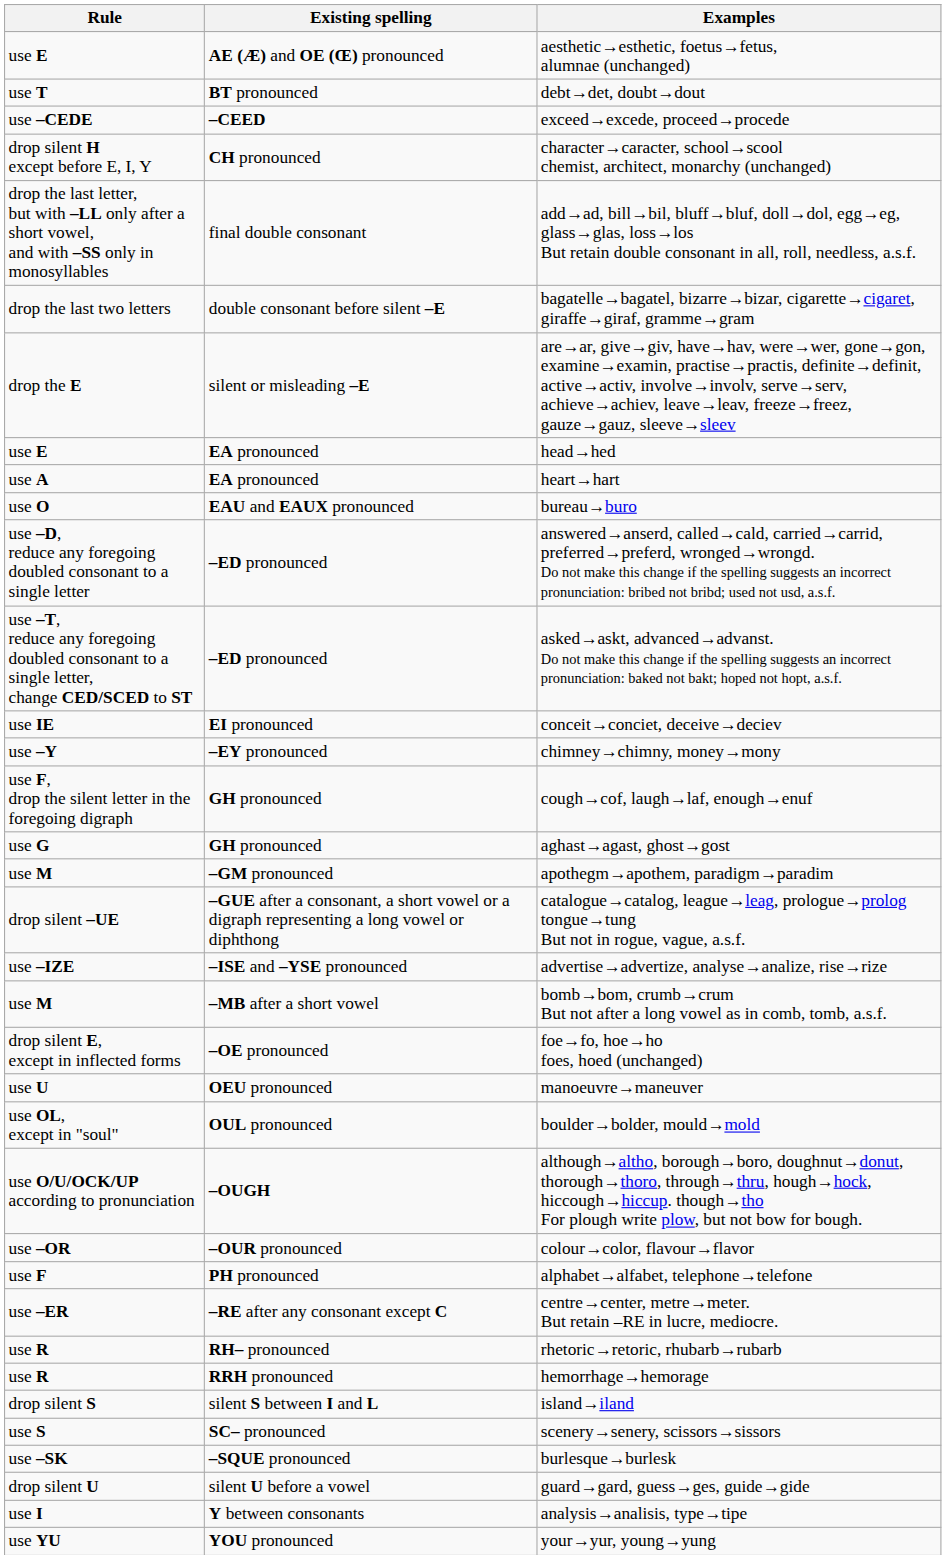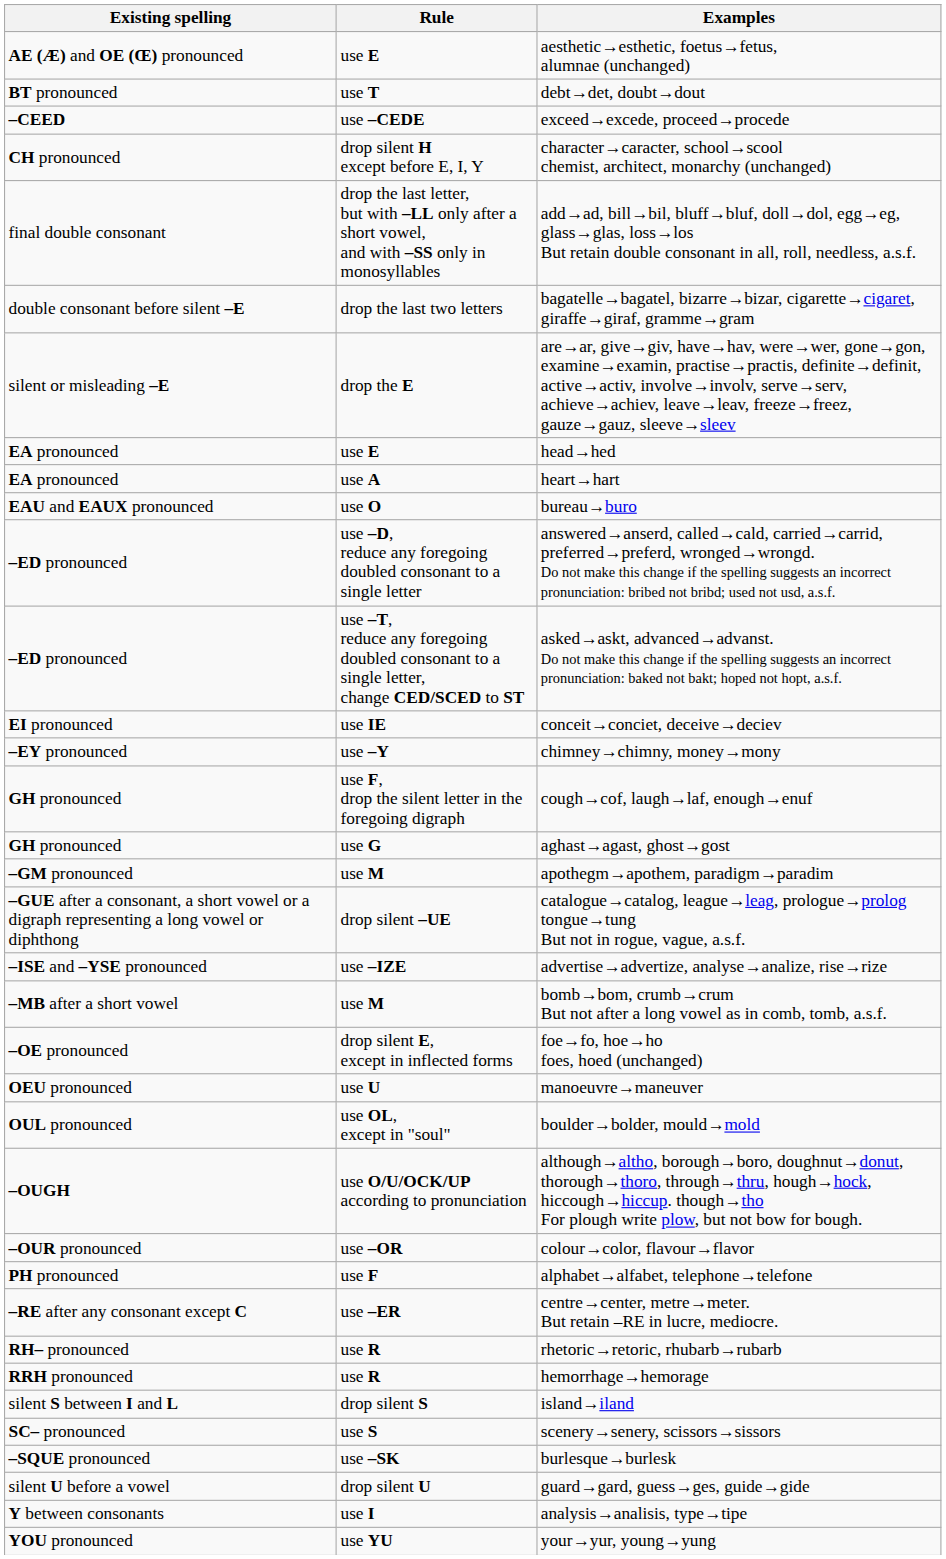columns swapped: (371, 18) <-> (105, 18)
